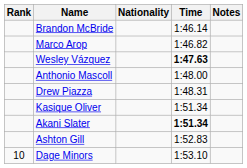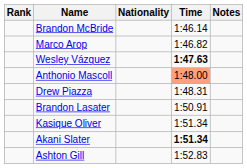(191, 76) no background -> (191, 76) lightsalmon background
+ row: (73, 108)
- row: (64, 155)
